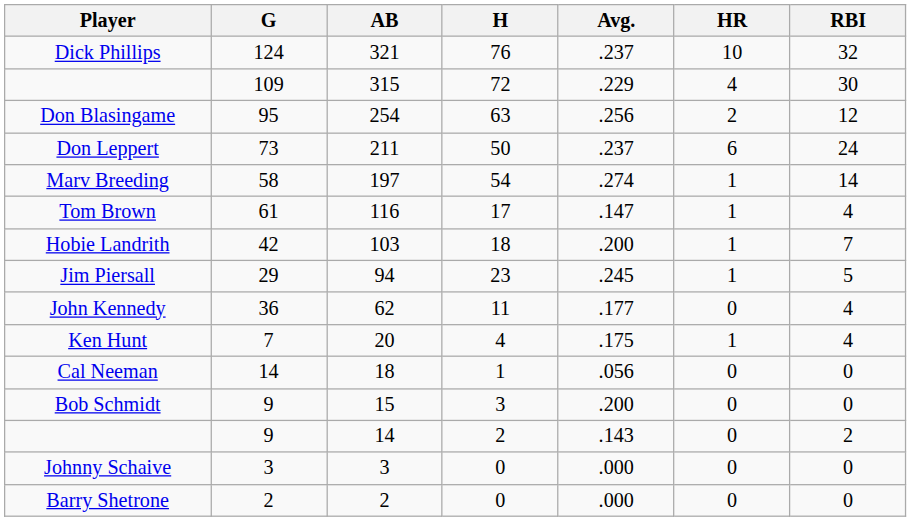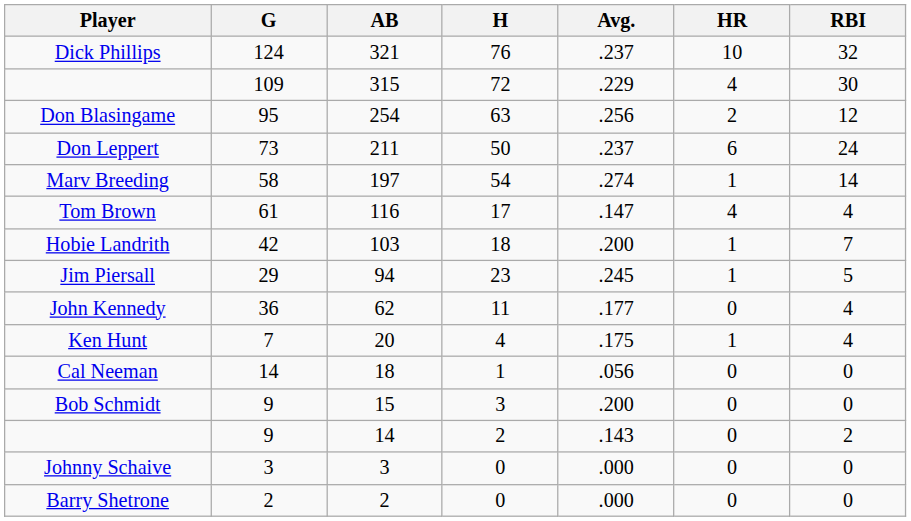(732, 212) 1 -> (732, 212) 4
